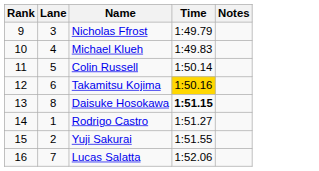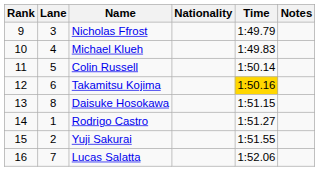+ column: (203, 13)
(193, 103) bold -> (256, 103) normal
